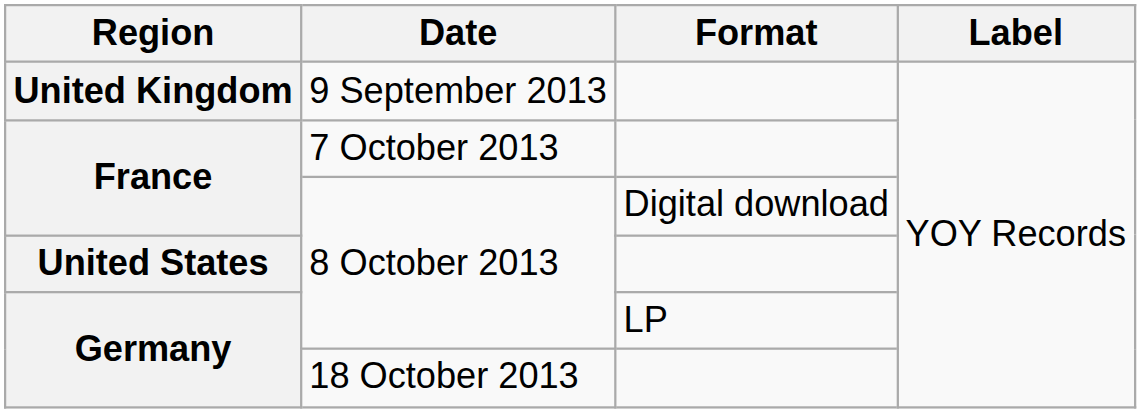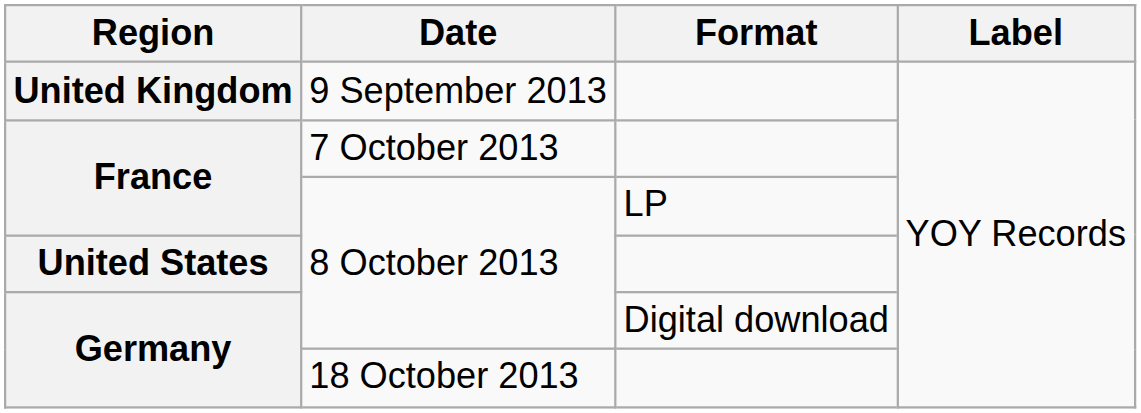(756, 205) Digital download -> (646, 205) LP
(646, 319) LP -> (756, 319) Digital download
